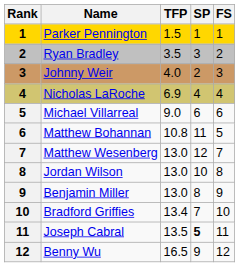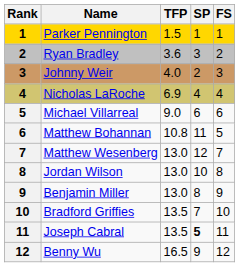(172, 53) 3.5 -> (172, 53) 3.6
(176, 212) 13.4 -> (176, 212) 13.5
